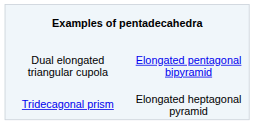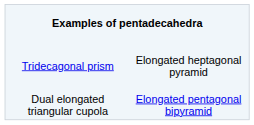rows swapped: (68, 66) <-> (68, 105)
